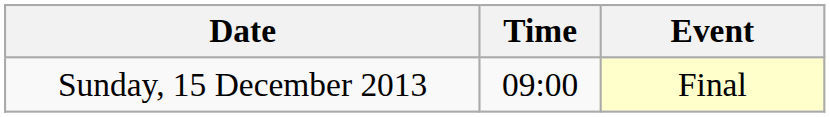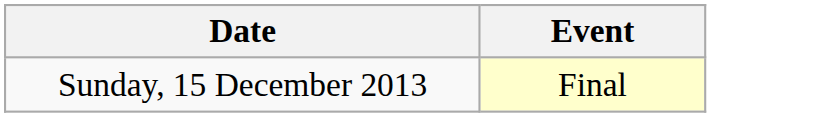- column: (540, 31)
